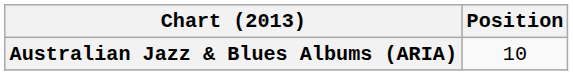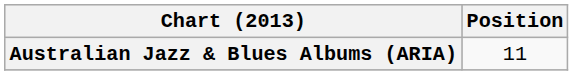(515, 54) 10 -> (515, 54) 11
